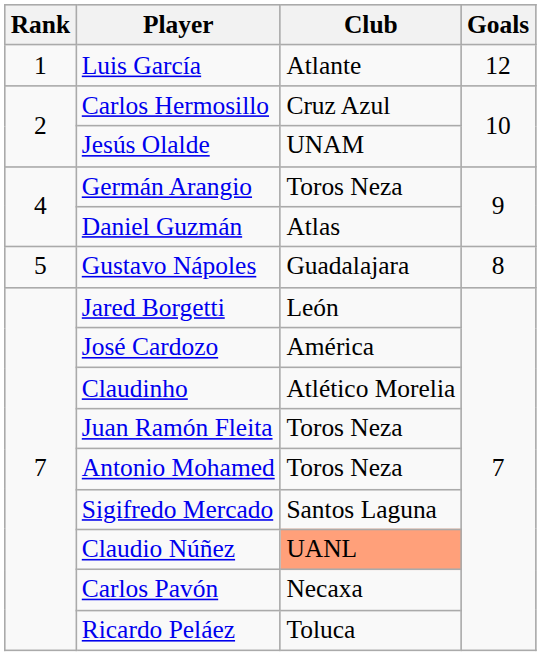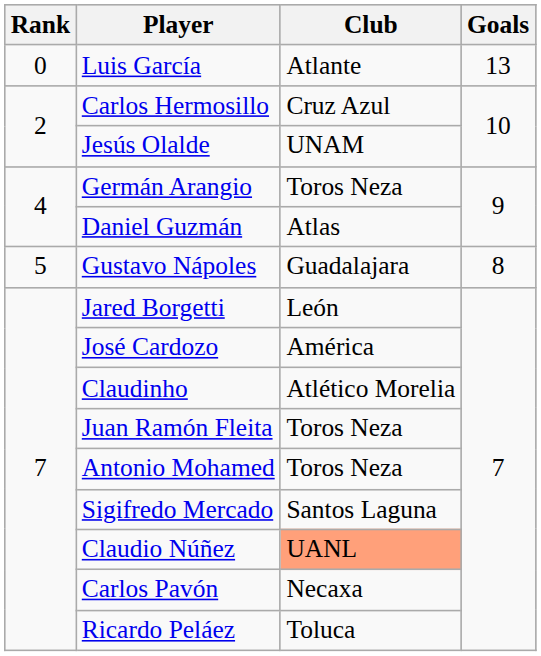(40, 65) 1 -> (40, 65) 0
(498, 65) 12 -> (498, 65) 13
